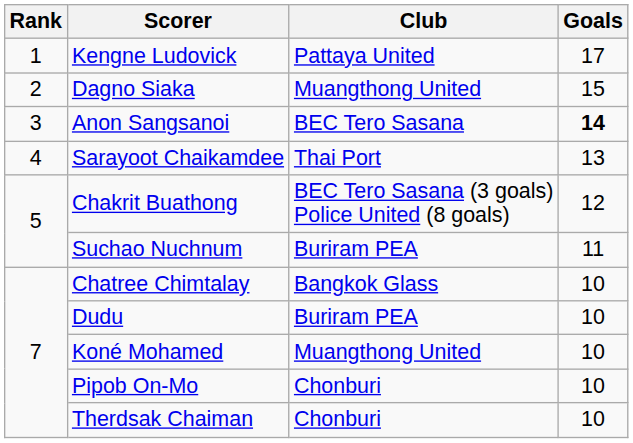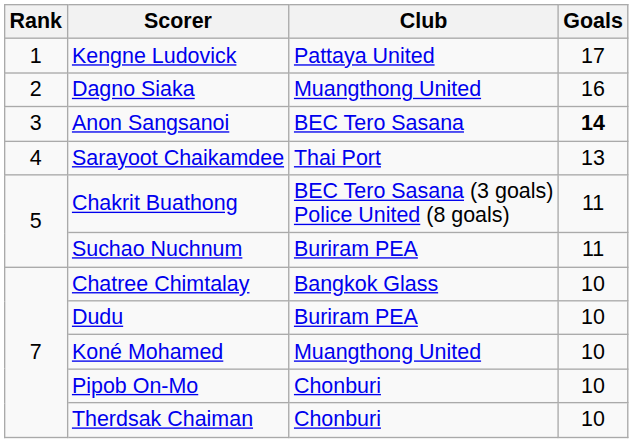(593, 89) 15 -> (593, 89) 16
(593, 203) 12 -> (593, 203) 11
